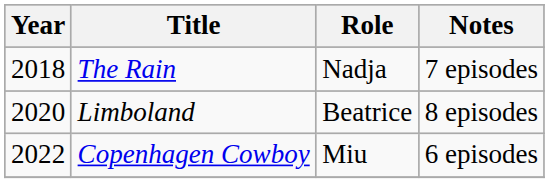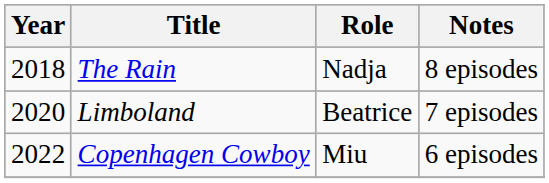(481, 68) 7 episodes -> (481, 68) 8 episodes
(481, 111) 8 episodes -> (481, 111) 7 episodes
